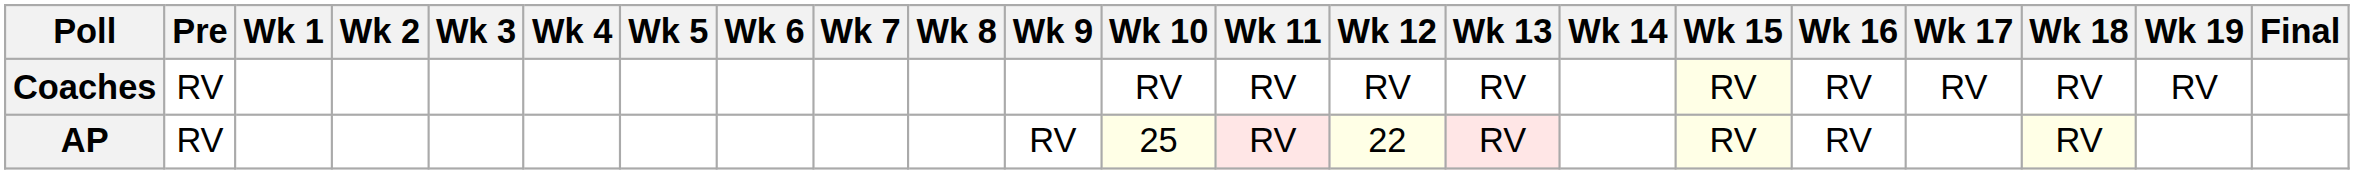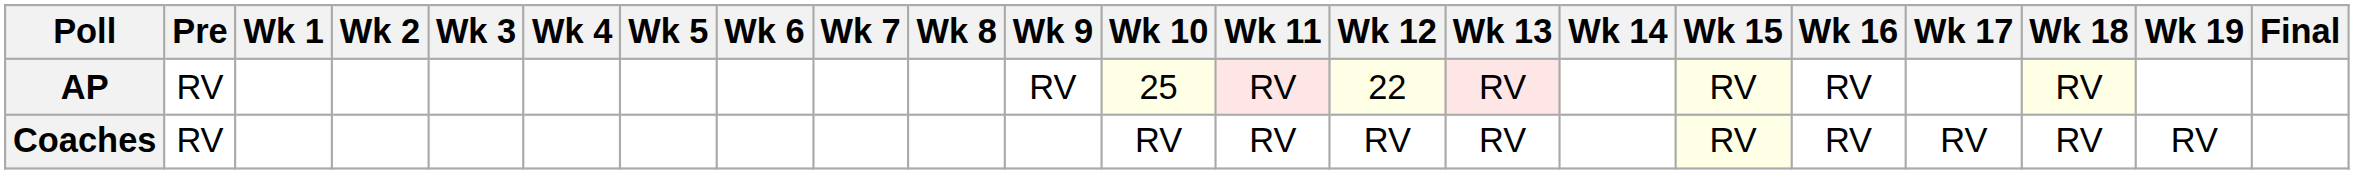rows swapped: (85, 140) <-> (85, 86)
